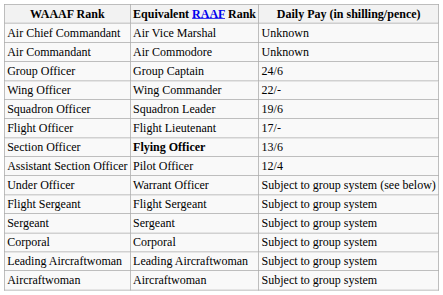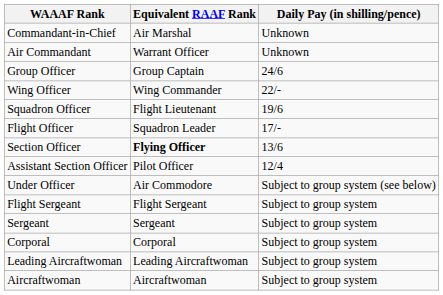+ row: (61, 33)
- row: (64, 33)
(173, 52) Air Commodore -> (171, 52) Warrant Officer
(174, 109) Squadron Leader -> (175, 109) Flight Lieutenant
(175, 128) Flight Lieutenant -> (174, 128) Squadron Leader
(171, 185) Warrant Officer -> (173, 185) Air Commodore
